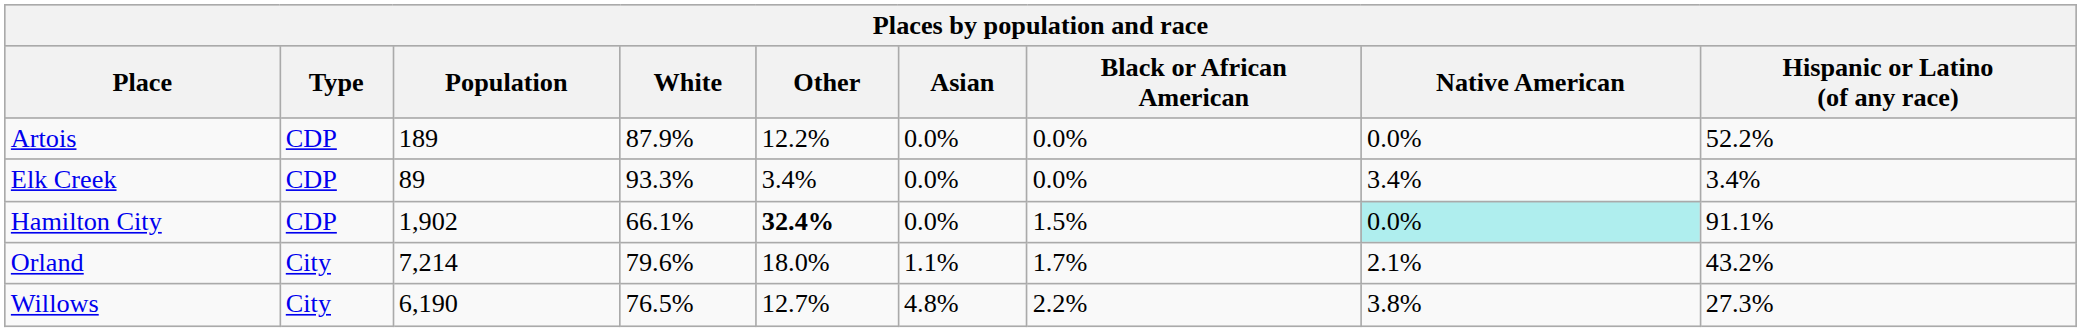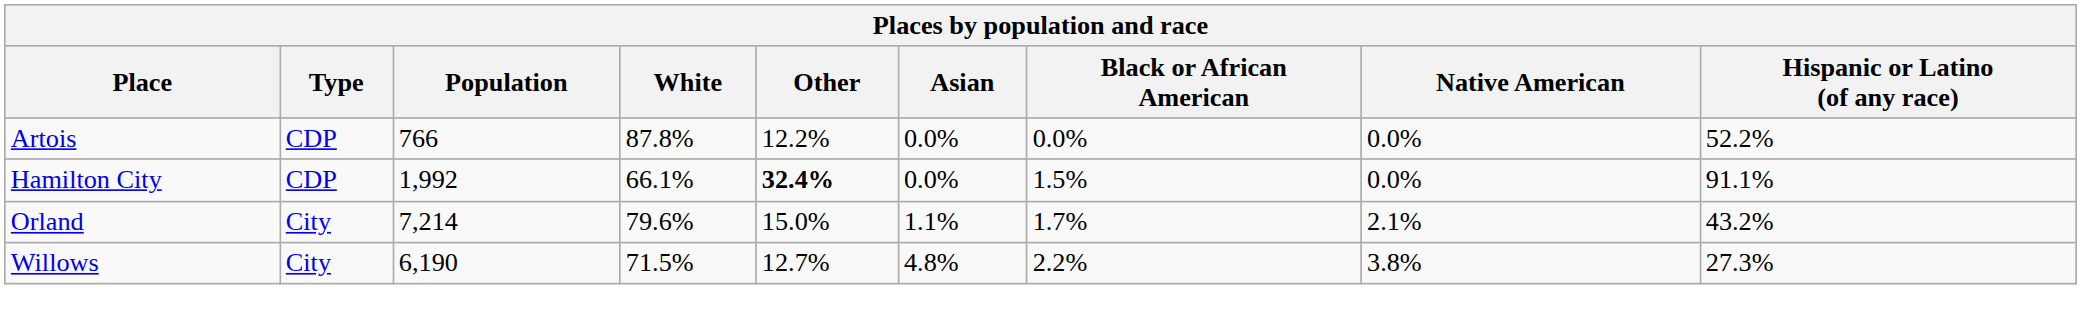(419, 138) 189 -> (419, 138) 766
(660, 138) 87.9% -> (660, 138) 87.8%
- row: (64, 179)
(428, 221) 1,902 -> (428, 179) 1,992
(1394, 221) paleturquoise background -> (1394, 179) no background
(796, 262) 18.0% -> (796, 221) 15.0%
(660, 304) 76.5% -> (660, 262) 71.5%
